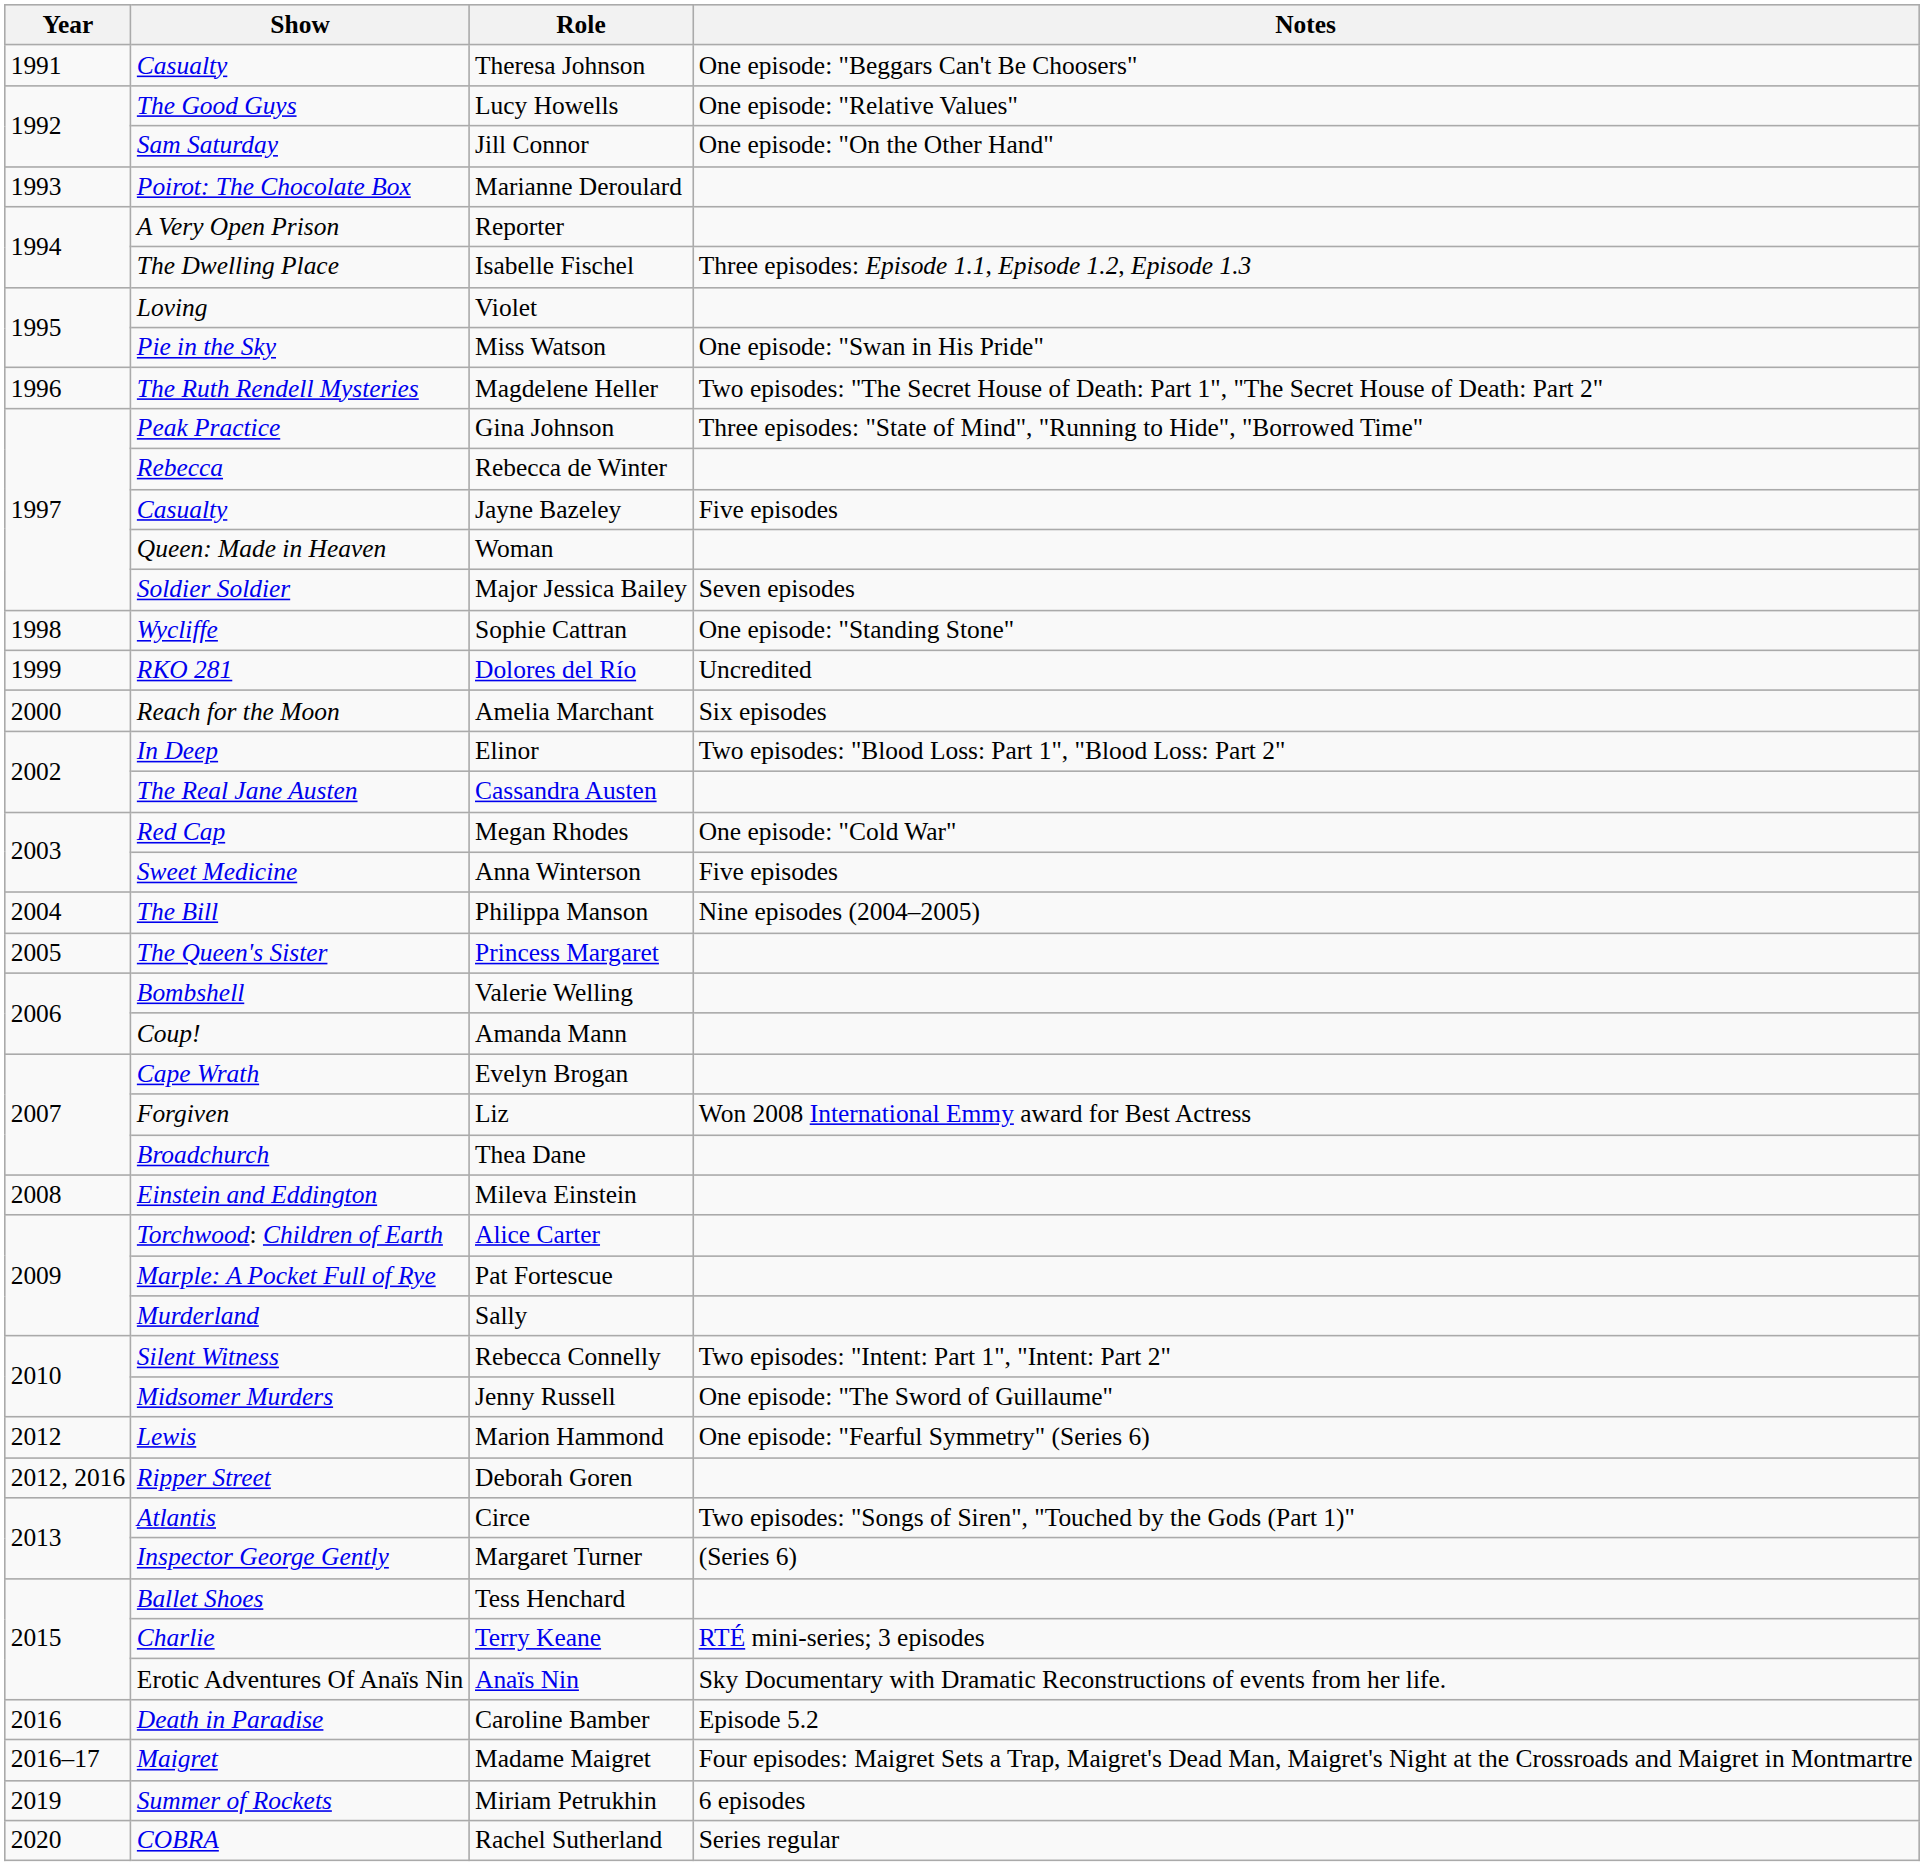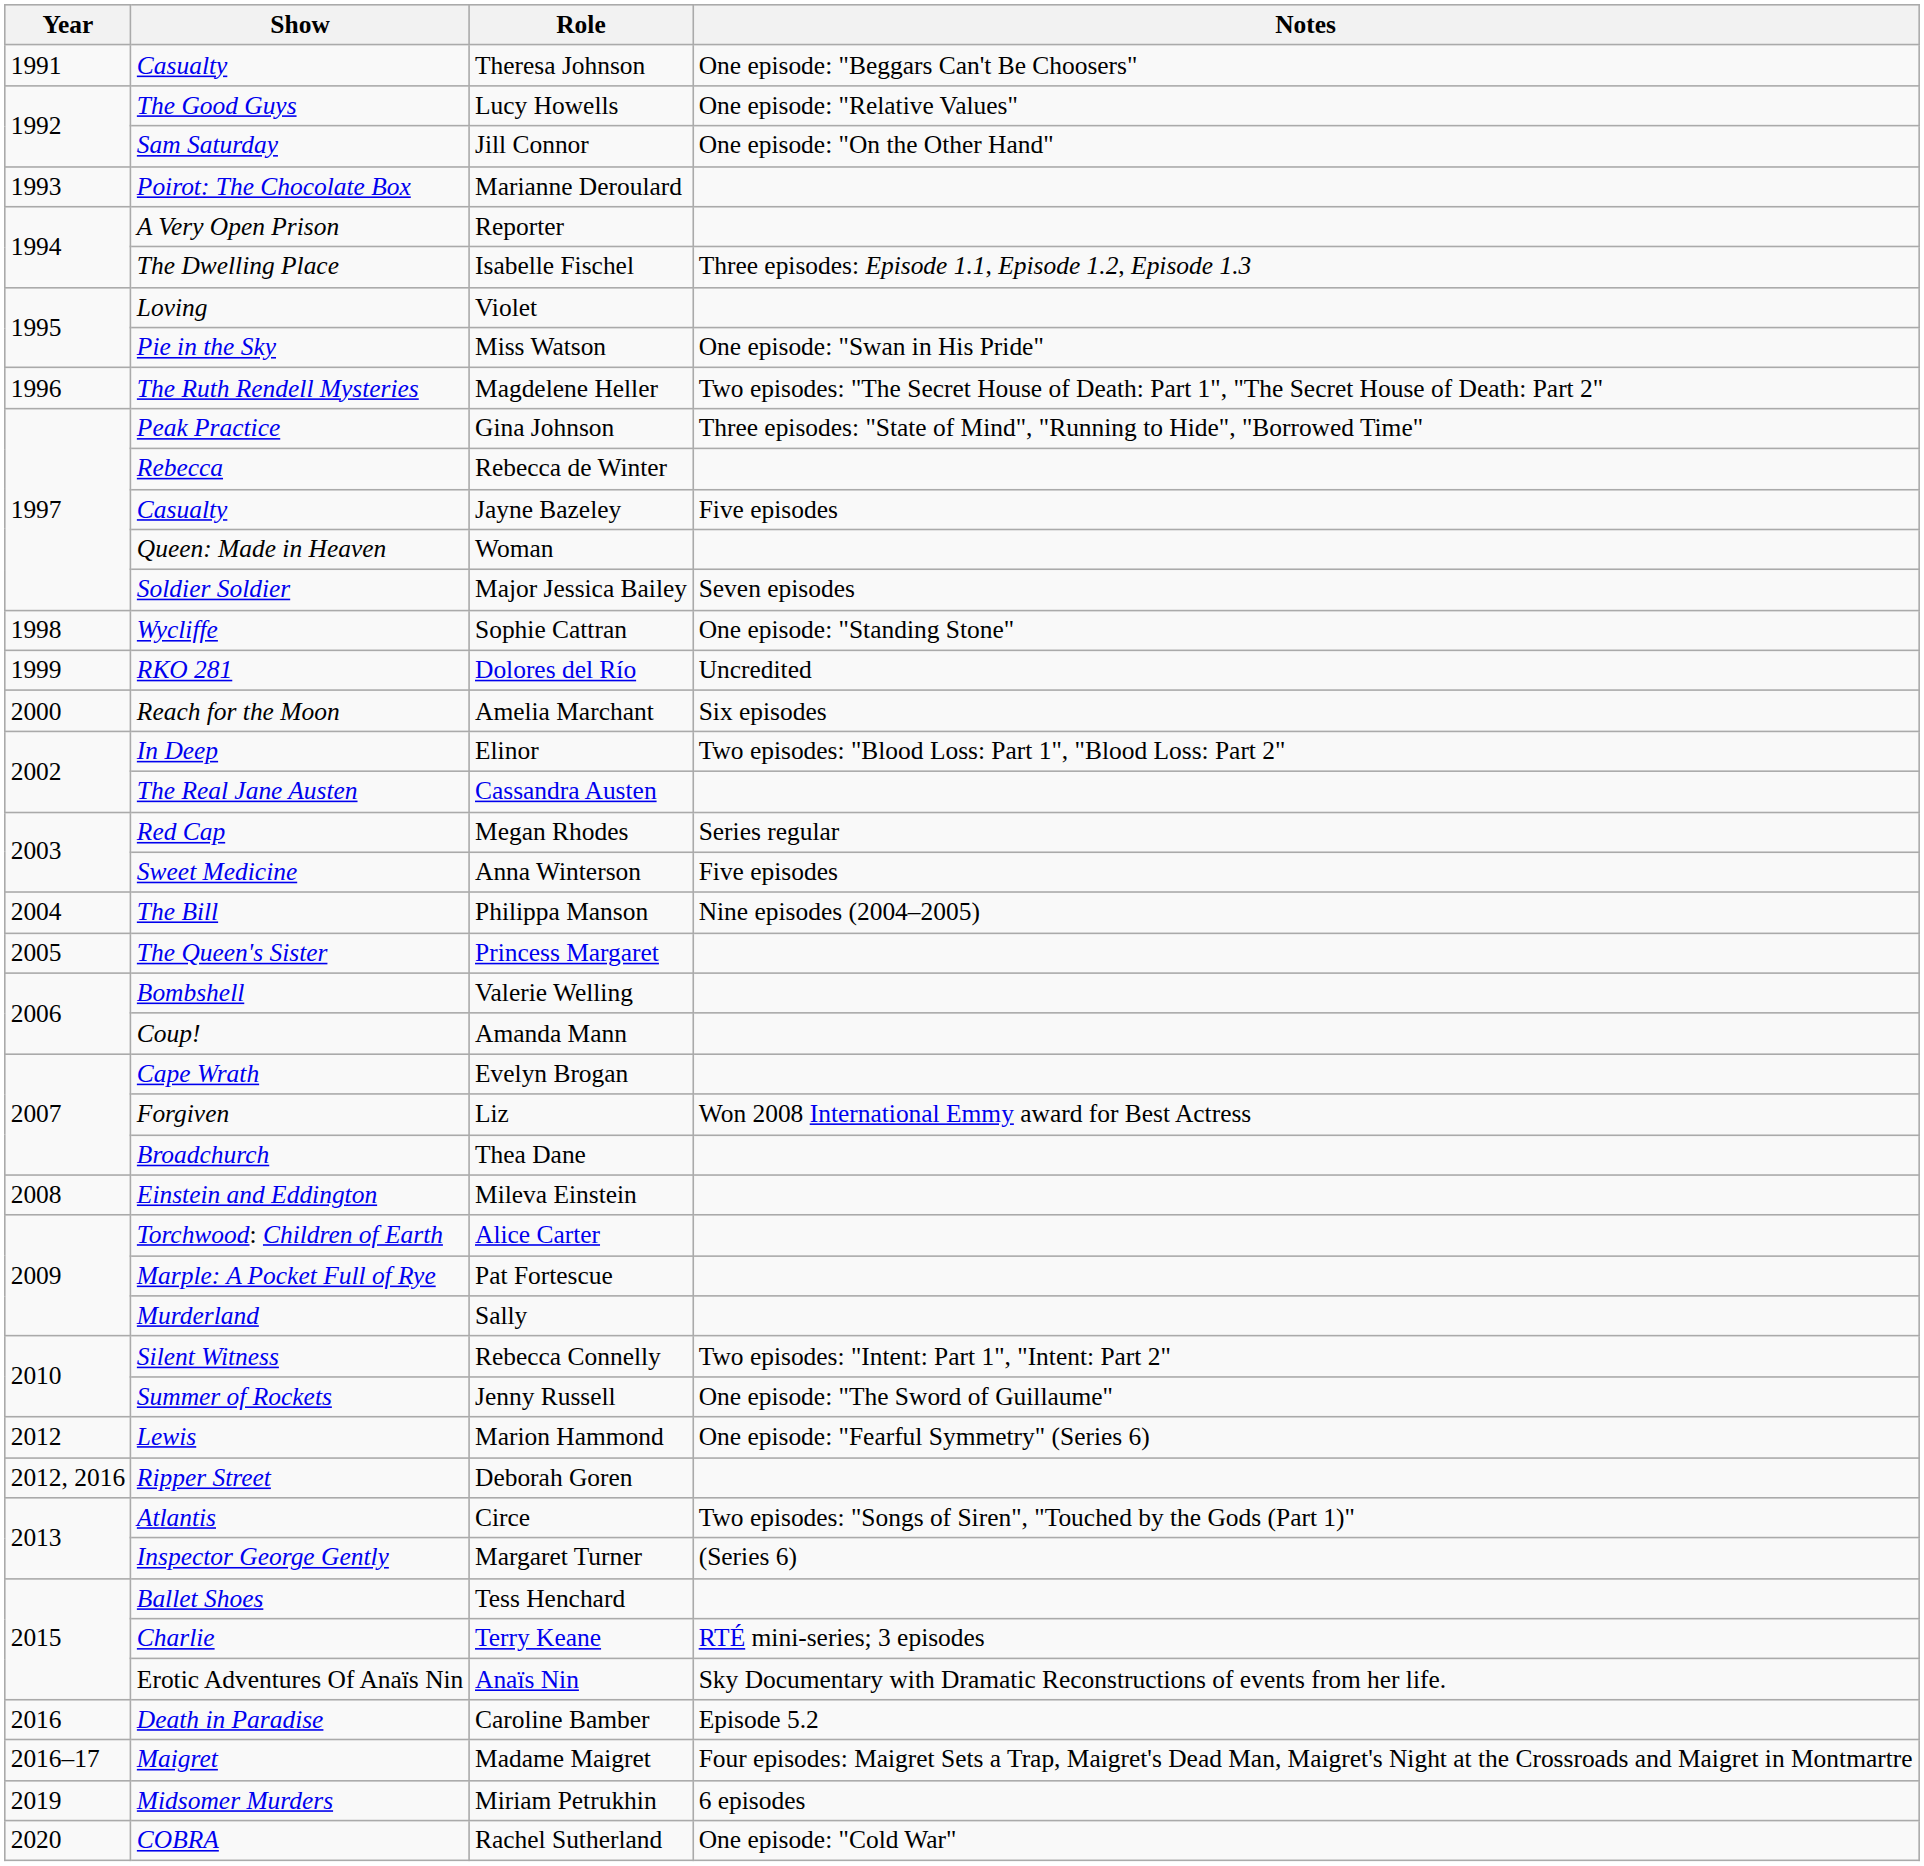(828, 831) One episode: "Cold War" -> (769, 831) Series regular
(235, 1396) Midsomer Murders -> (234, 1396) Summer of Rockets
(234, 1799) Summer of Rockets -> (235, 1799) Midsomer Murders
(769, 1840) Series regular -> (828, 1840) One episode: "Cold War"
